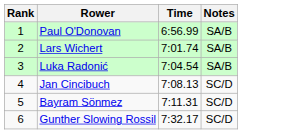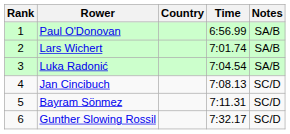+ column: (183, 13)
